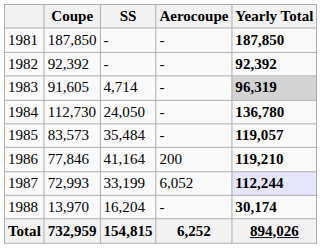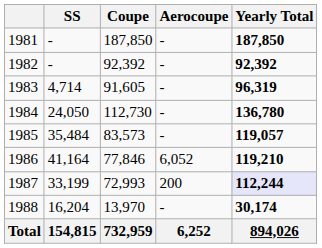columns swapped: (72, 16) <-> (128, 16)
(256, 87) lightgrey background -> (256, 87) no background
(171, 159) 200 -> (176, 159) 6,052
(176, 183) 6,052 -> (171, 183) 200
